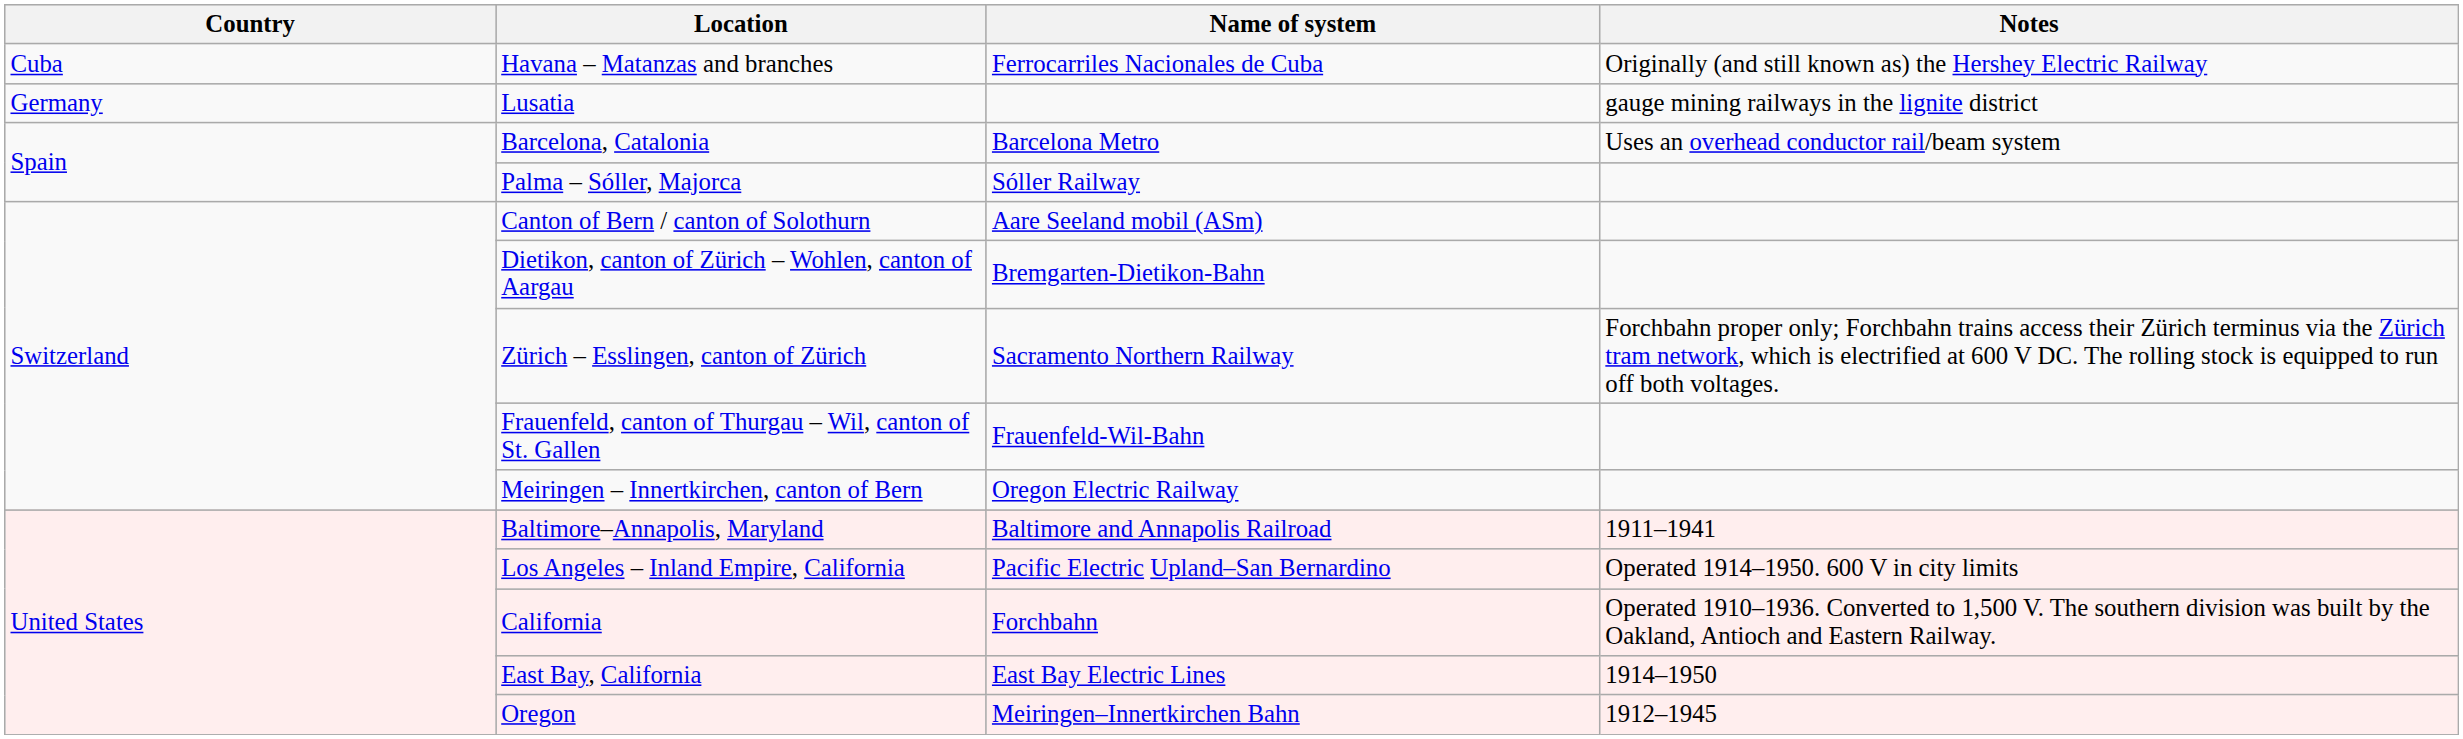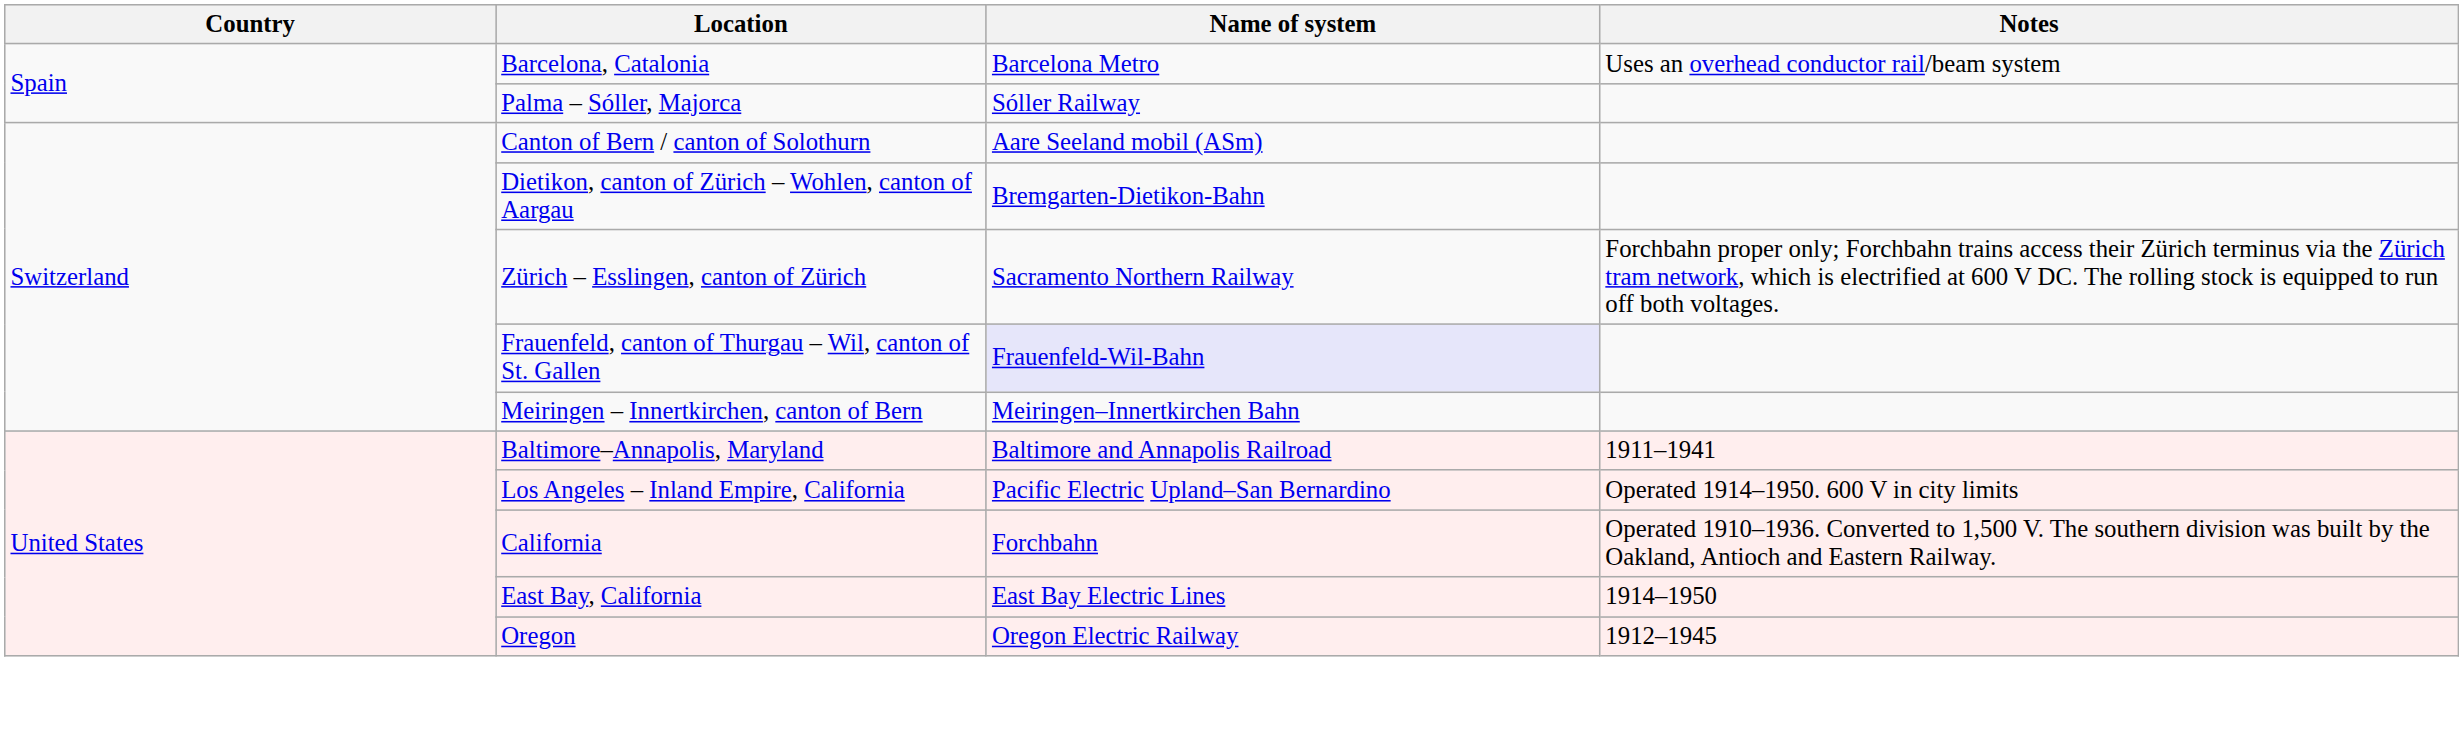- row: (667, 63)
- row: (538, 102)
(1098, 436) no background -> (1098, 357) lavender background
(1115, 489) Oregon Electric Railway -> (1146, 411) Meiringen–Innertkirchen Bahn
(1146, 714) Meiringen–Innertkirchen Bahn -> (1115, 635) Oregon Electric Railway
